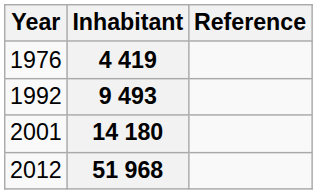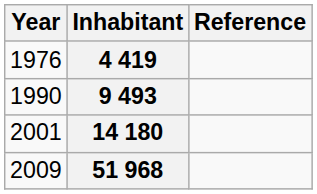(36, 96) 1992 -> (36, 96) 1990
(36, 170) 2012 -> (36, 170) 2009
